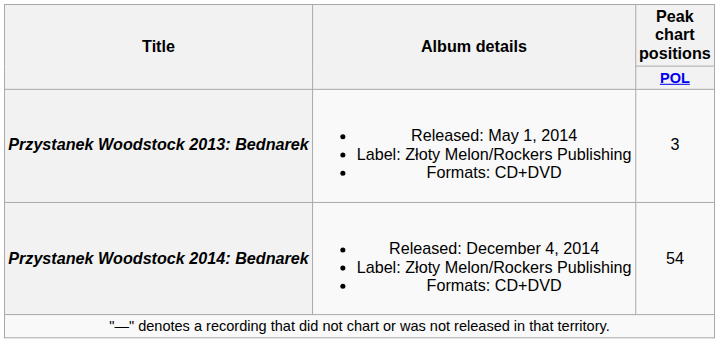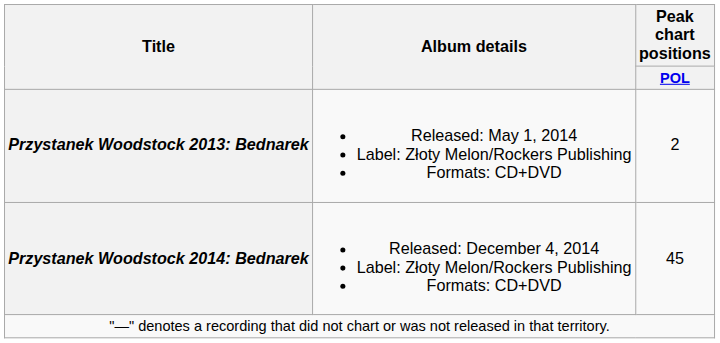(675, 145) 3 -> (675, 145) 2
(675, 258) 54 -> (675, 258) 45
